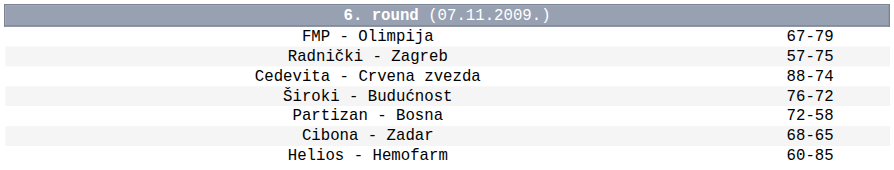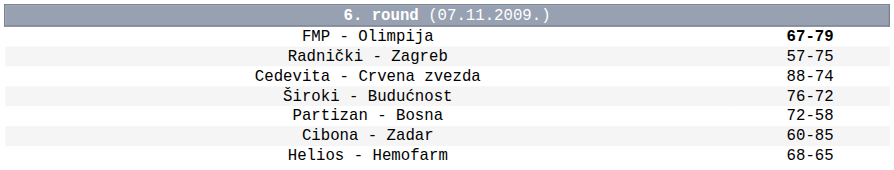(810, 37) normal -> (810, 37) bold
(810, 136) 68-65 -> (810, 136) 60-85
(810, 156) 60-85 -> (810, 156) 68-65
